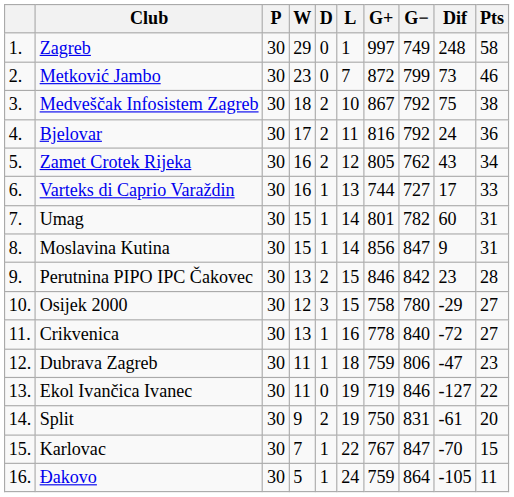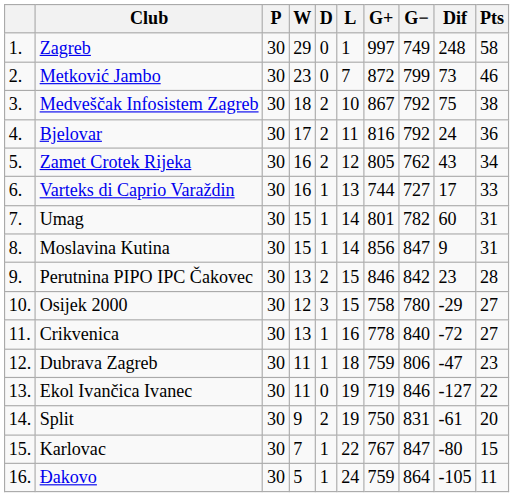(451, 448) -70 -> (451, 448) -80
